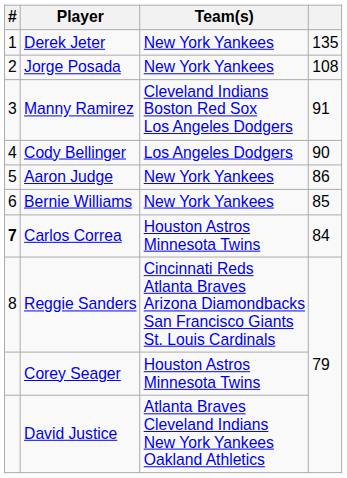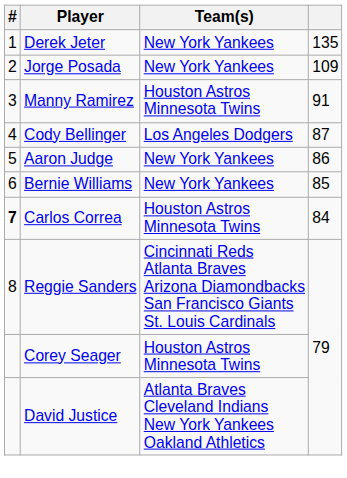(325, 67) 108 -> (325, 67) 109
(218, 109) Cleveland Indians Boston Red Sox Los Angeles Dodgers -> (202, 101) Houston Astros Minnesota Twins
(321, 152) 90 -> (321, 134) 87
